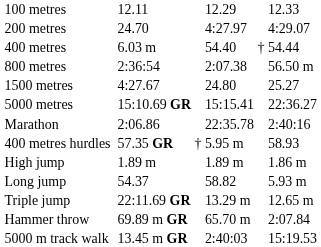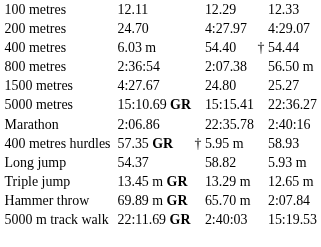- row: (35, 162)
(154, 200) 22:11.69 GR -> (152, 181) 13.45 m GR
(152, 239) 13.45 m GR -> (154, 220) 22:11.69 GR
